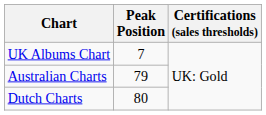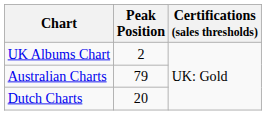(141, 53) 7 -> (141, 53) 2
(141, 98) 80 -> (141, 98) 20
